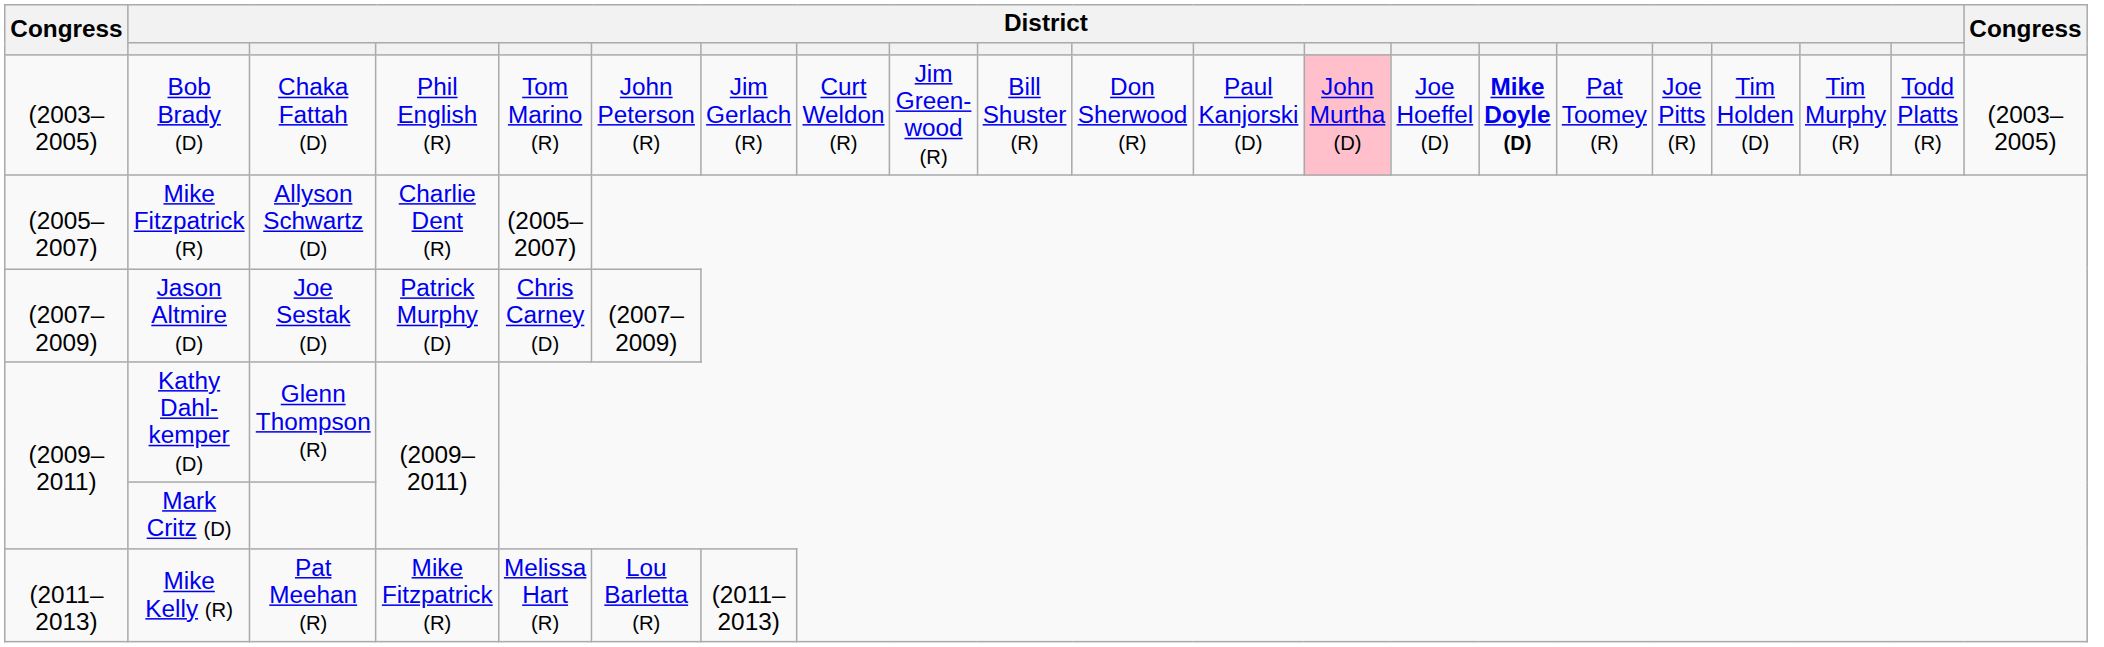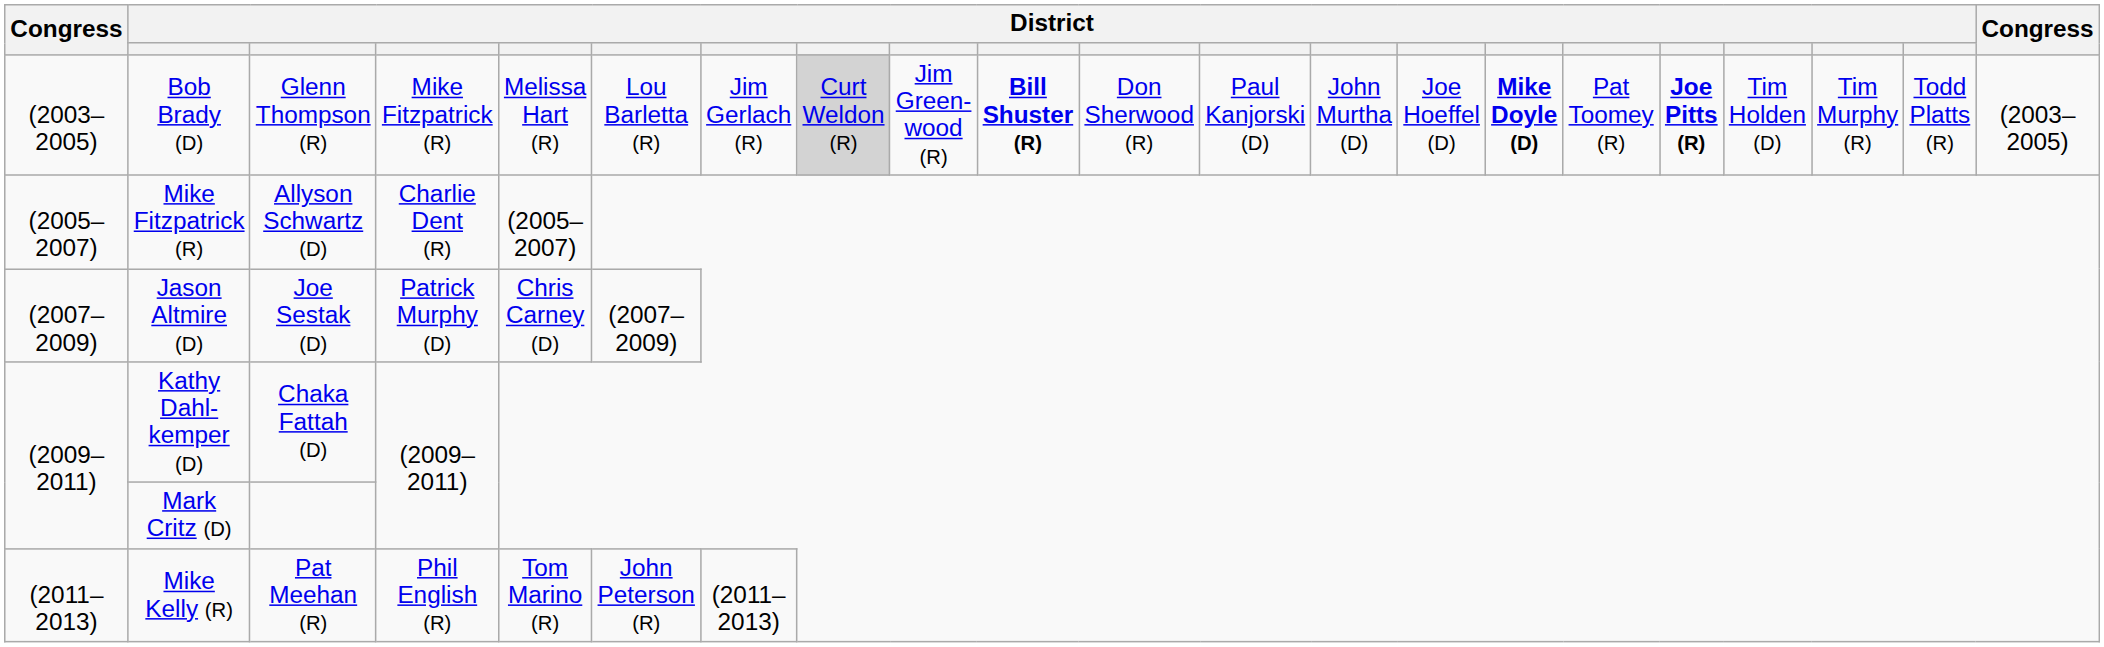(313, 114) Chaka Fattah (D) -> (313, 114) Glenn Thompson (R)
(437, 114) Phil English (R) -> (437, 114) Mike Fitzpatrick (R)
(545, 114) Tom Marino (R) -> (545, 114) Melissa Hart (R)
(646, 114) John Peterson (R) -> (646, 114) Lou Barletta (R)
(844, 114) no background -> (844, 114) lightgrey background
(1025, 114) normal -> (1028, 114) bold
(1347, 114) pink background -> (1354, 114) no background
(1682, 114) normal -> (1691, 114) bold
(313, 421) Glenn Thompson (R) -> (313, 421) Chaka Fattah (D)
(437, 594) Mike Fitzpatrick (R) -> (437, 594) Phil English (R)
(545, 594) Melissa Hart (R) -> (545, 594) Tom Marino (R)
(646, 594) Lou Barletta (R) -> (646, 594) John Peterson (R)
